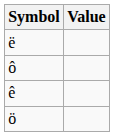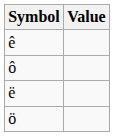rows swapped: (12, 93) <-> (12, 42)
